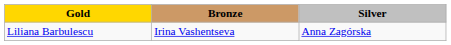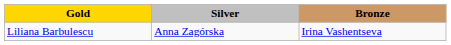columns swapped: (372, 13) <-> (225, 13)
